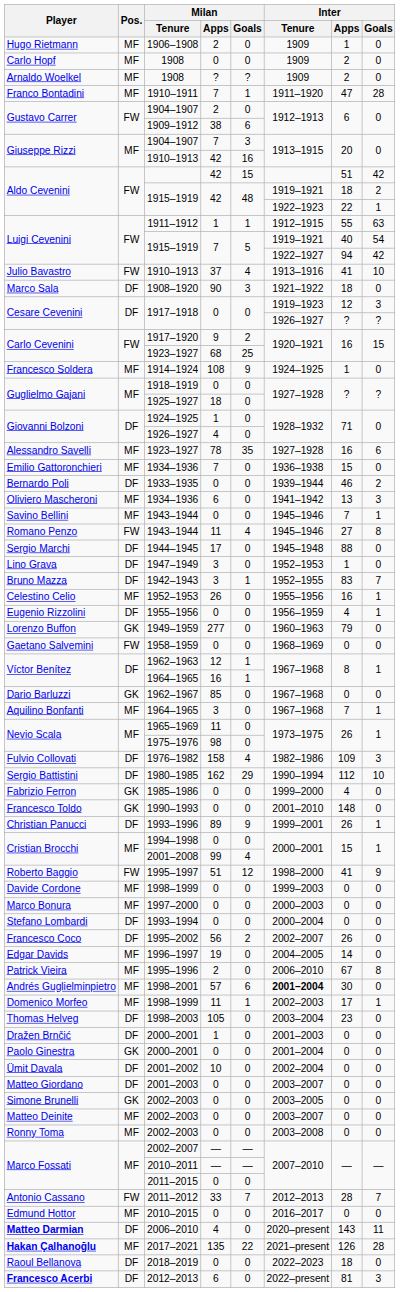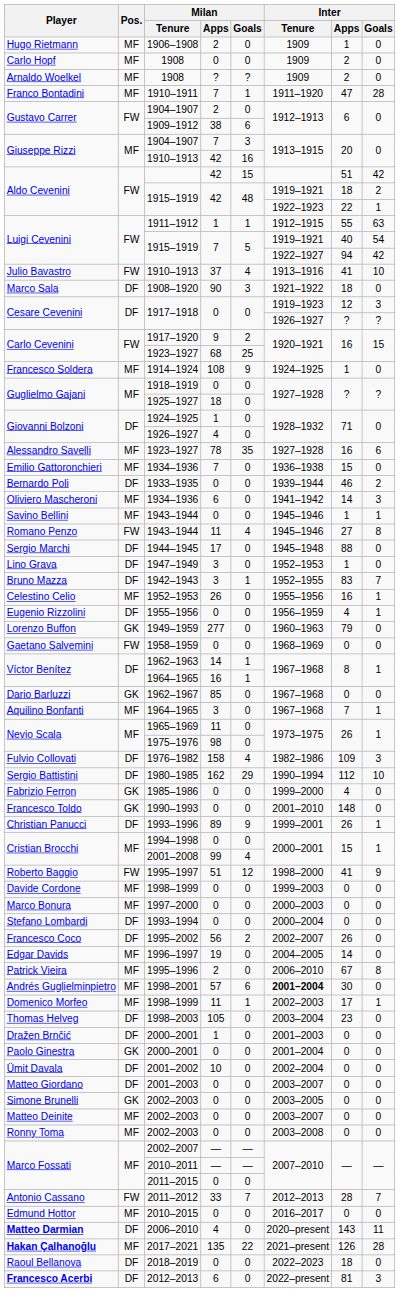(347, 499) 13 -> (347, 499) 14
(347, 516) 7 -> (347, 516) 1
(216, 662) 12 -> (216, 662) 14
